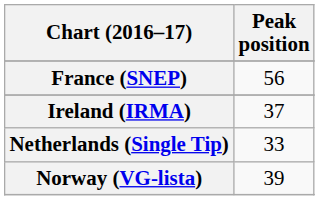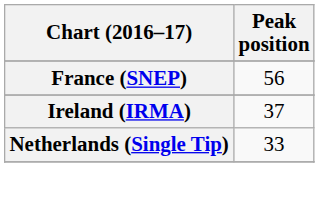- row: (119, 177)
